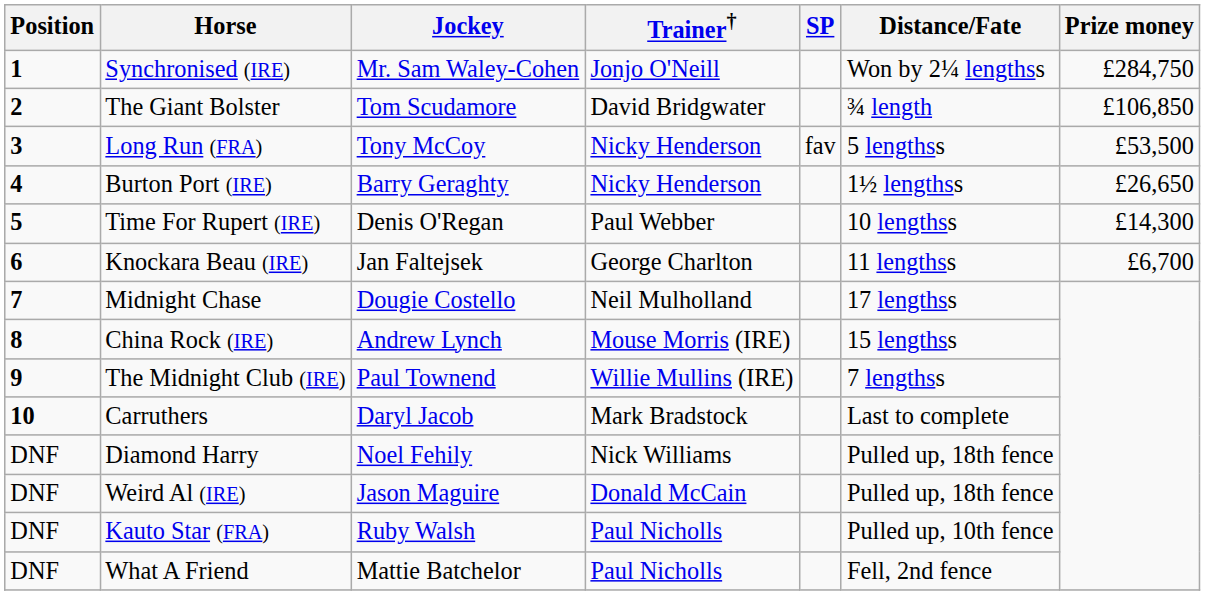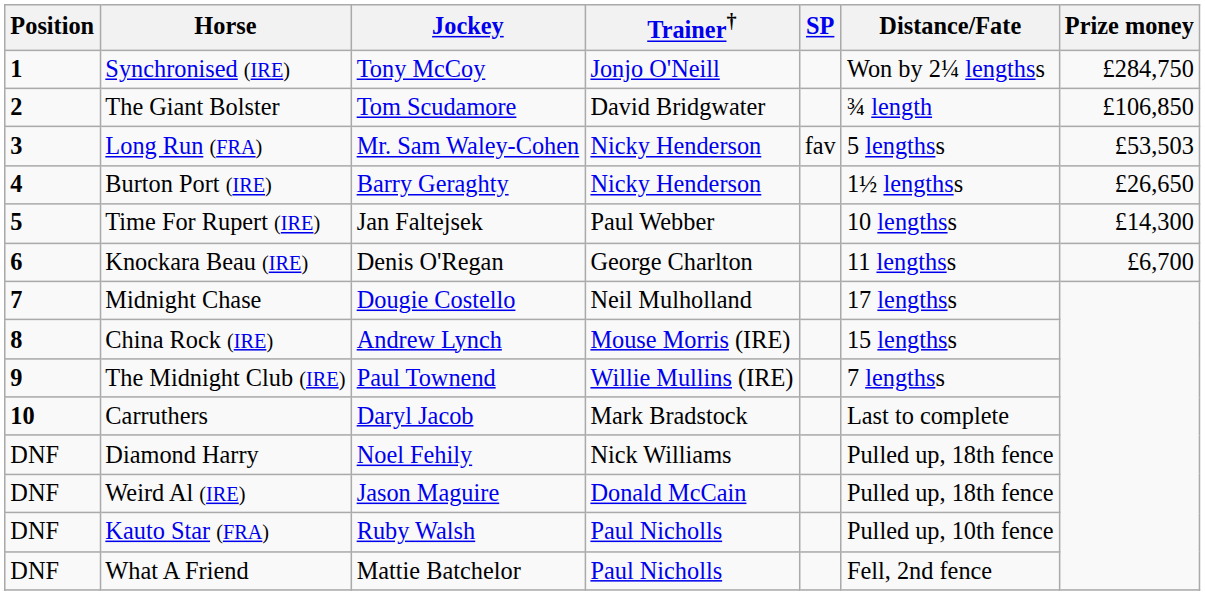(468, 68) Mr. Sam Waley-Cohen -> (421, 68) Tony McCoy
(421, 146) Tony McCoy -> (468, 146) Mr. Sam Waley-Cohen
(1154, 146) £53,500 -> (1154, 146) £53,503
(430, 223) Denis O'Regan -> (420, 223) Jan Faltejsek
(420, 261) Jan Faltejsek -> (430, 261) Denis O'Regan
